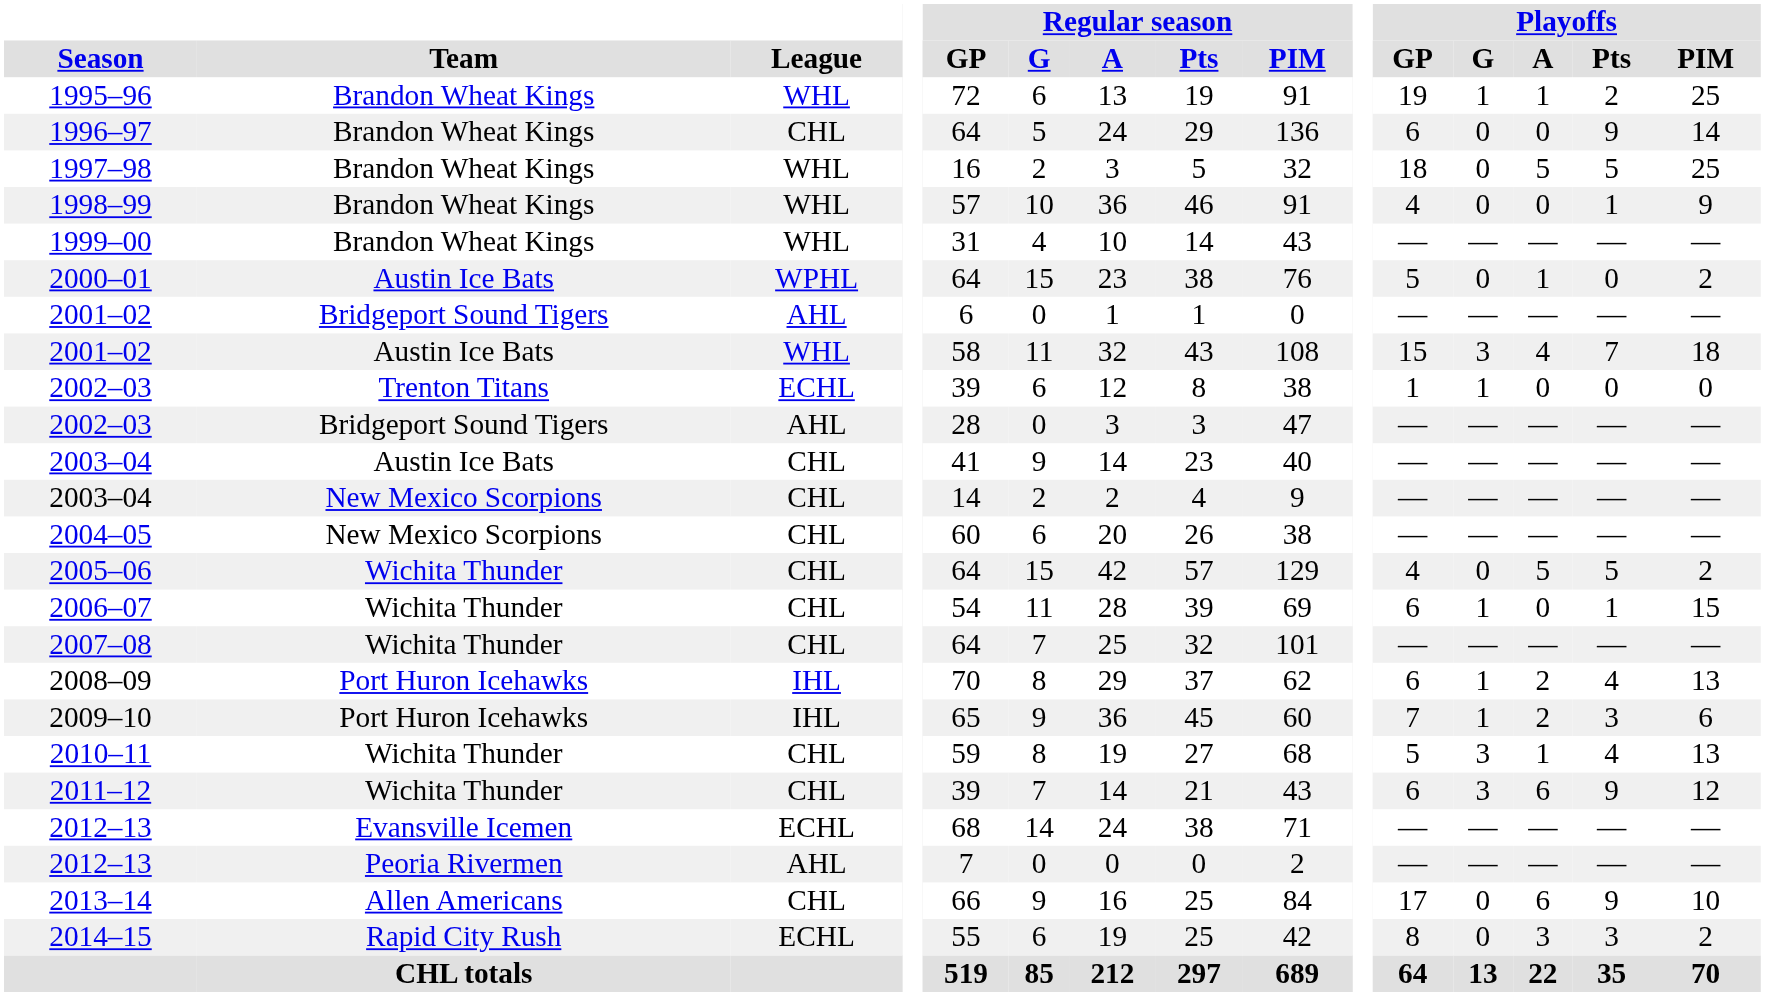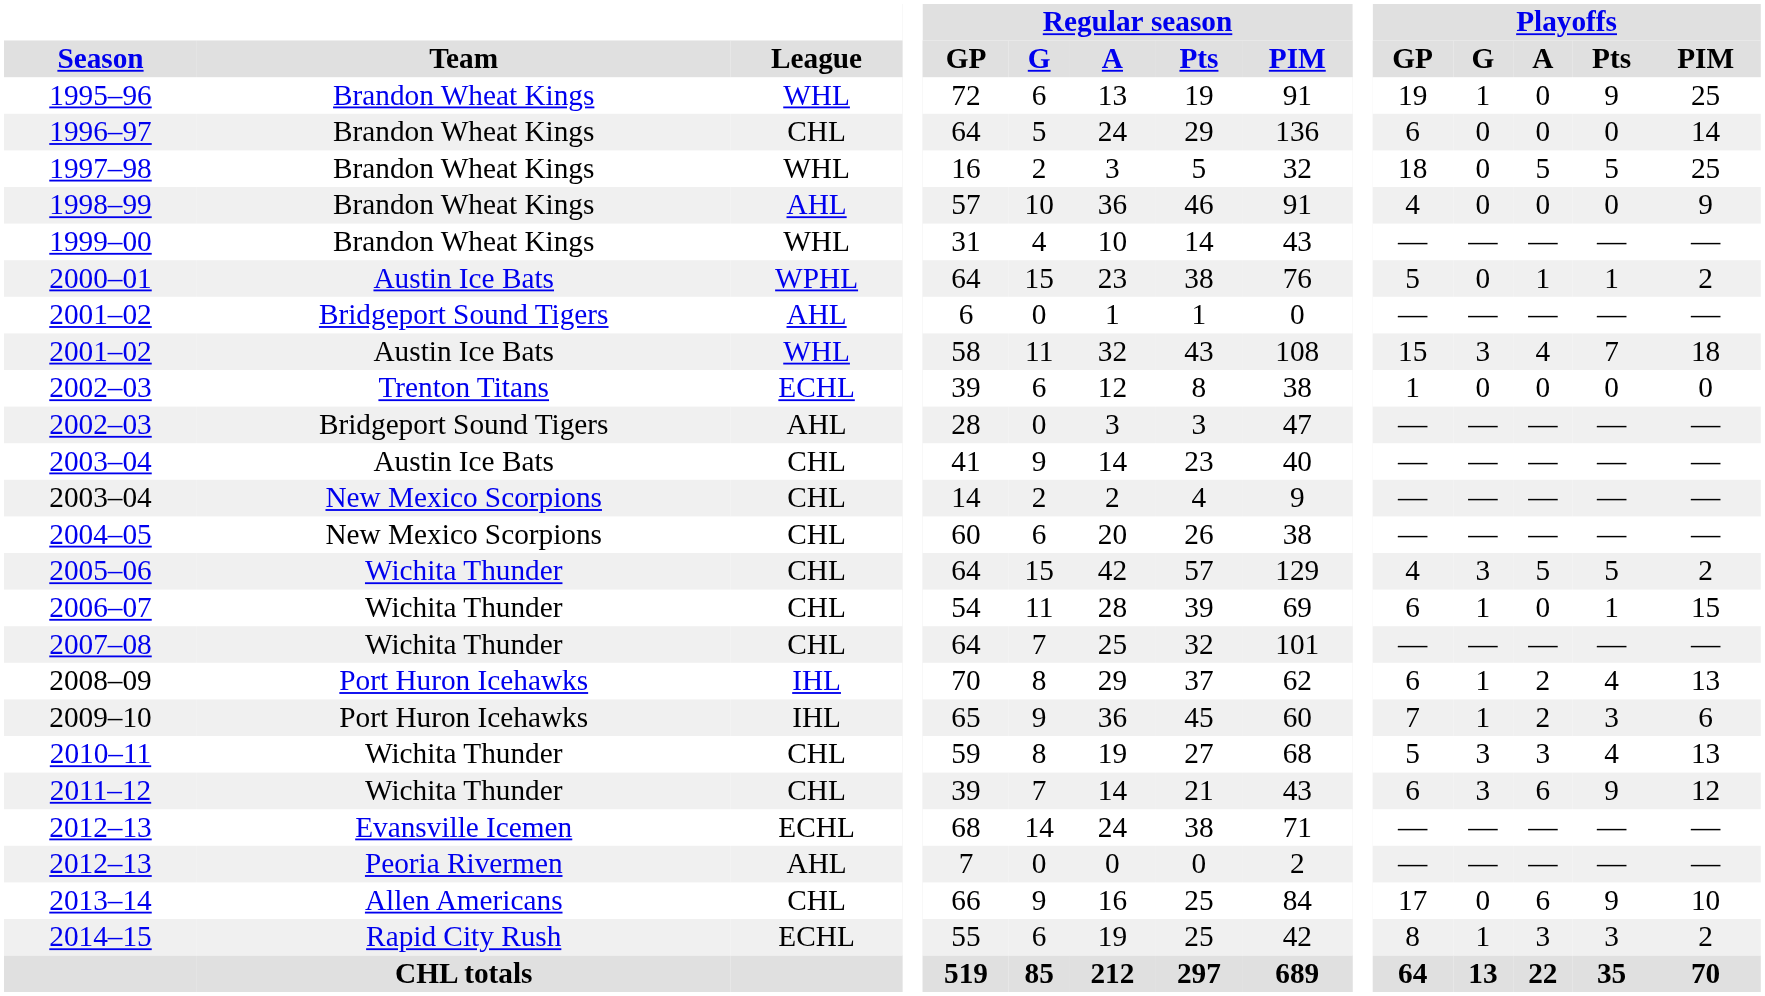(1543, 95) 1 -> (1543, 95) 0
(1612, 95) 2 -> (1612, 95) 9
(1612, 131) 9 -> (1612, 131) 0
(817, 204) WHL -> (817, 204) AHL
(1612, 204) 1 -> (1612, 204) 0
(1612, 278) 0 -> (1612, 278) 1
(1483, 387) 1 -> (1483, 387) 0
(1483, 570) 0 -> (1483, 570) 3
(1543, 753) 1 -> (1543, 753) 3
(1483, 936) 0 -> (1483, 936) 1
